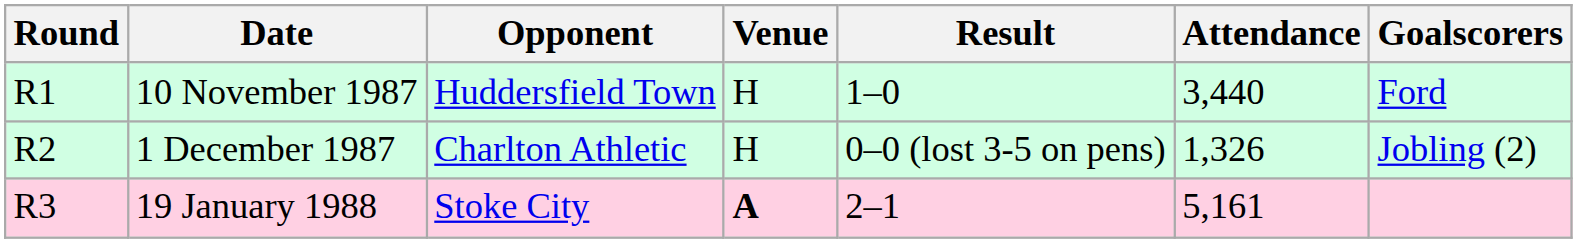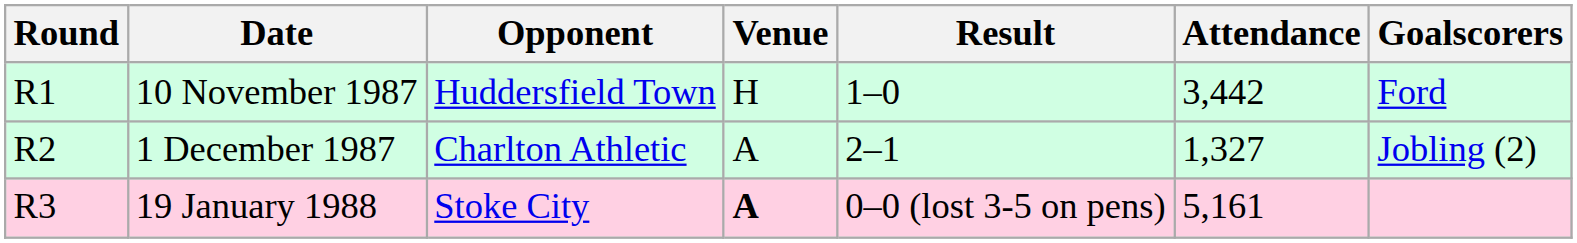(1223, 91) 3,440 -> (1223, 91) 3,442
(746, 149) H -> (746, 149) A
(1005, 149) 0–0 (lost 3-5 on pens) -> (873, 149) 2–1
(1223, 149) 1,326 -> (1223, 149) 1,327
(873, 206) 2–1 -> (1005, 206) 0–0 (lost 3-5 on pens)
